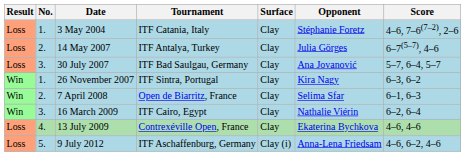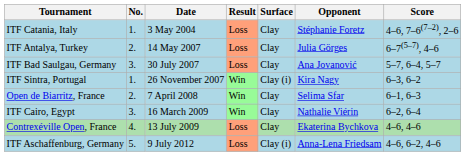columns swapped: (20, 12) <-> (197, 12)
(270, 80) Clay -> (276, 80) Clay (i)
